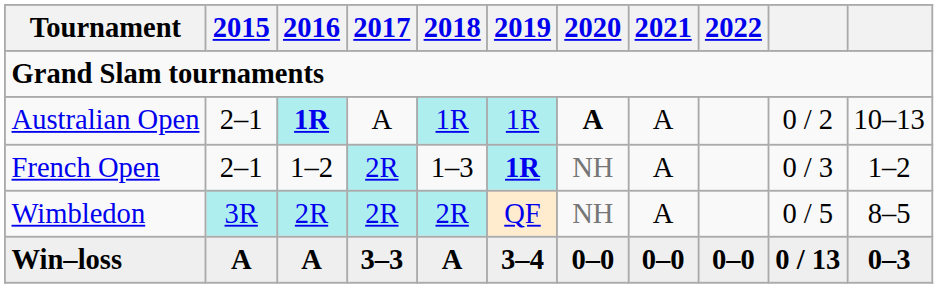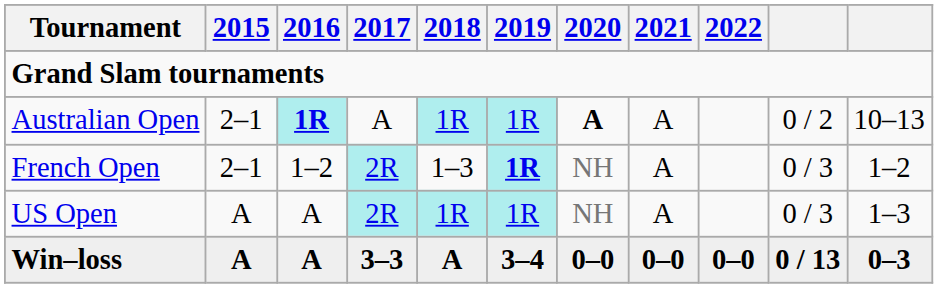- row: (78, 212)
+ row: (64, 212)
